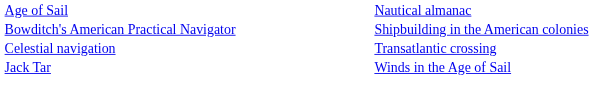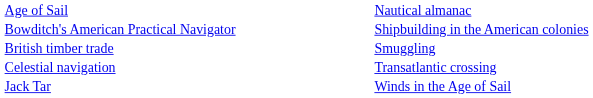+ row: (59, 48)
